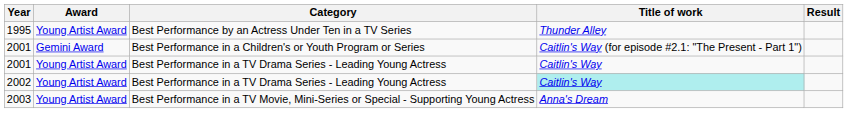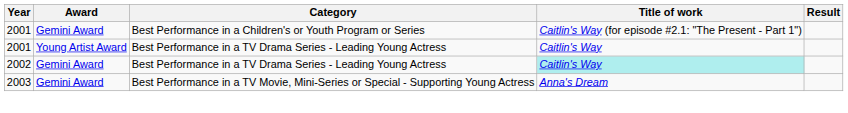- row: (19, 30)
(81, 82) Young Artist Award -> (70, 64) Gemini Award
(81, 99) Young Artist Award -> (70, 82) Gemini Award
